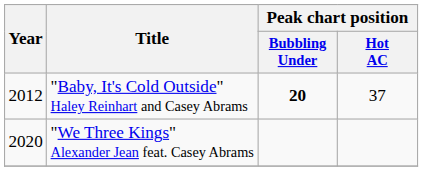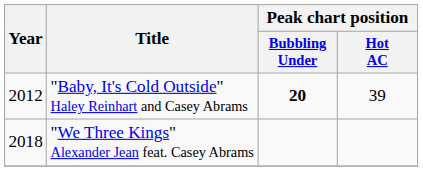(377, 95) 37 -> (377, 95) 39
(26, 142) 2020 -> (26, 142) 2018
